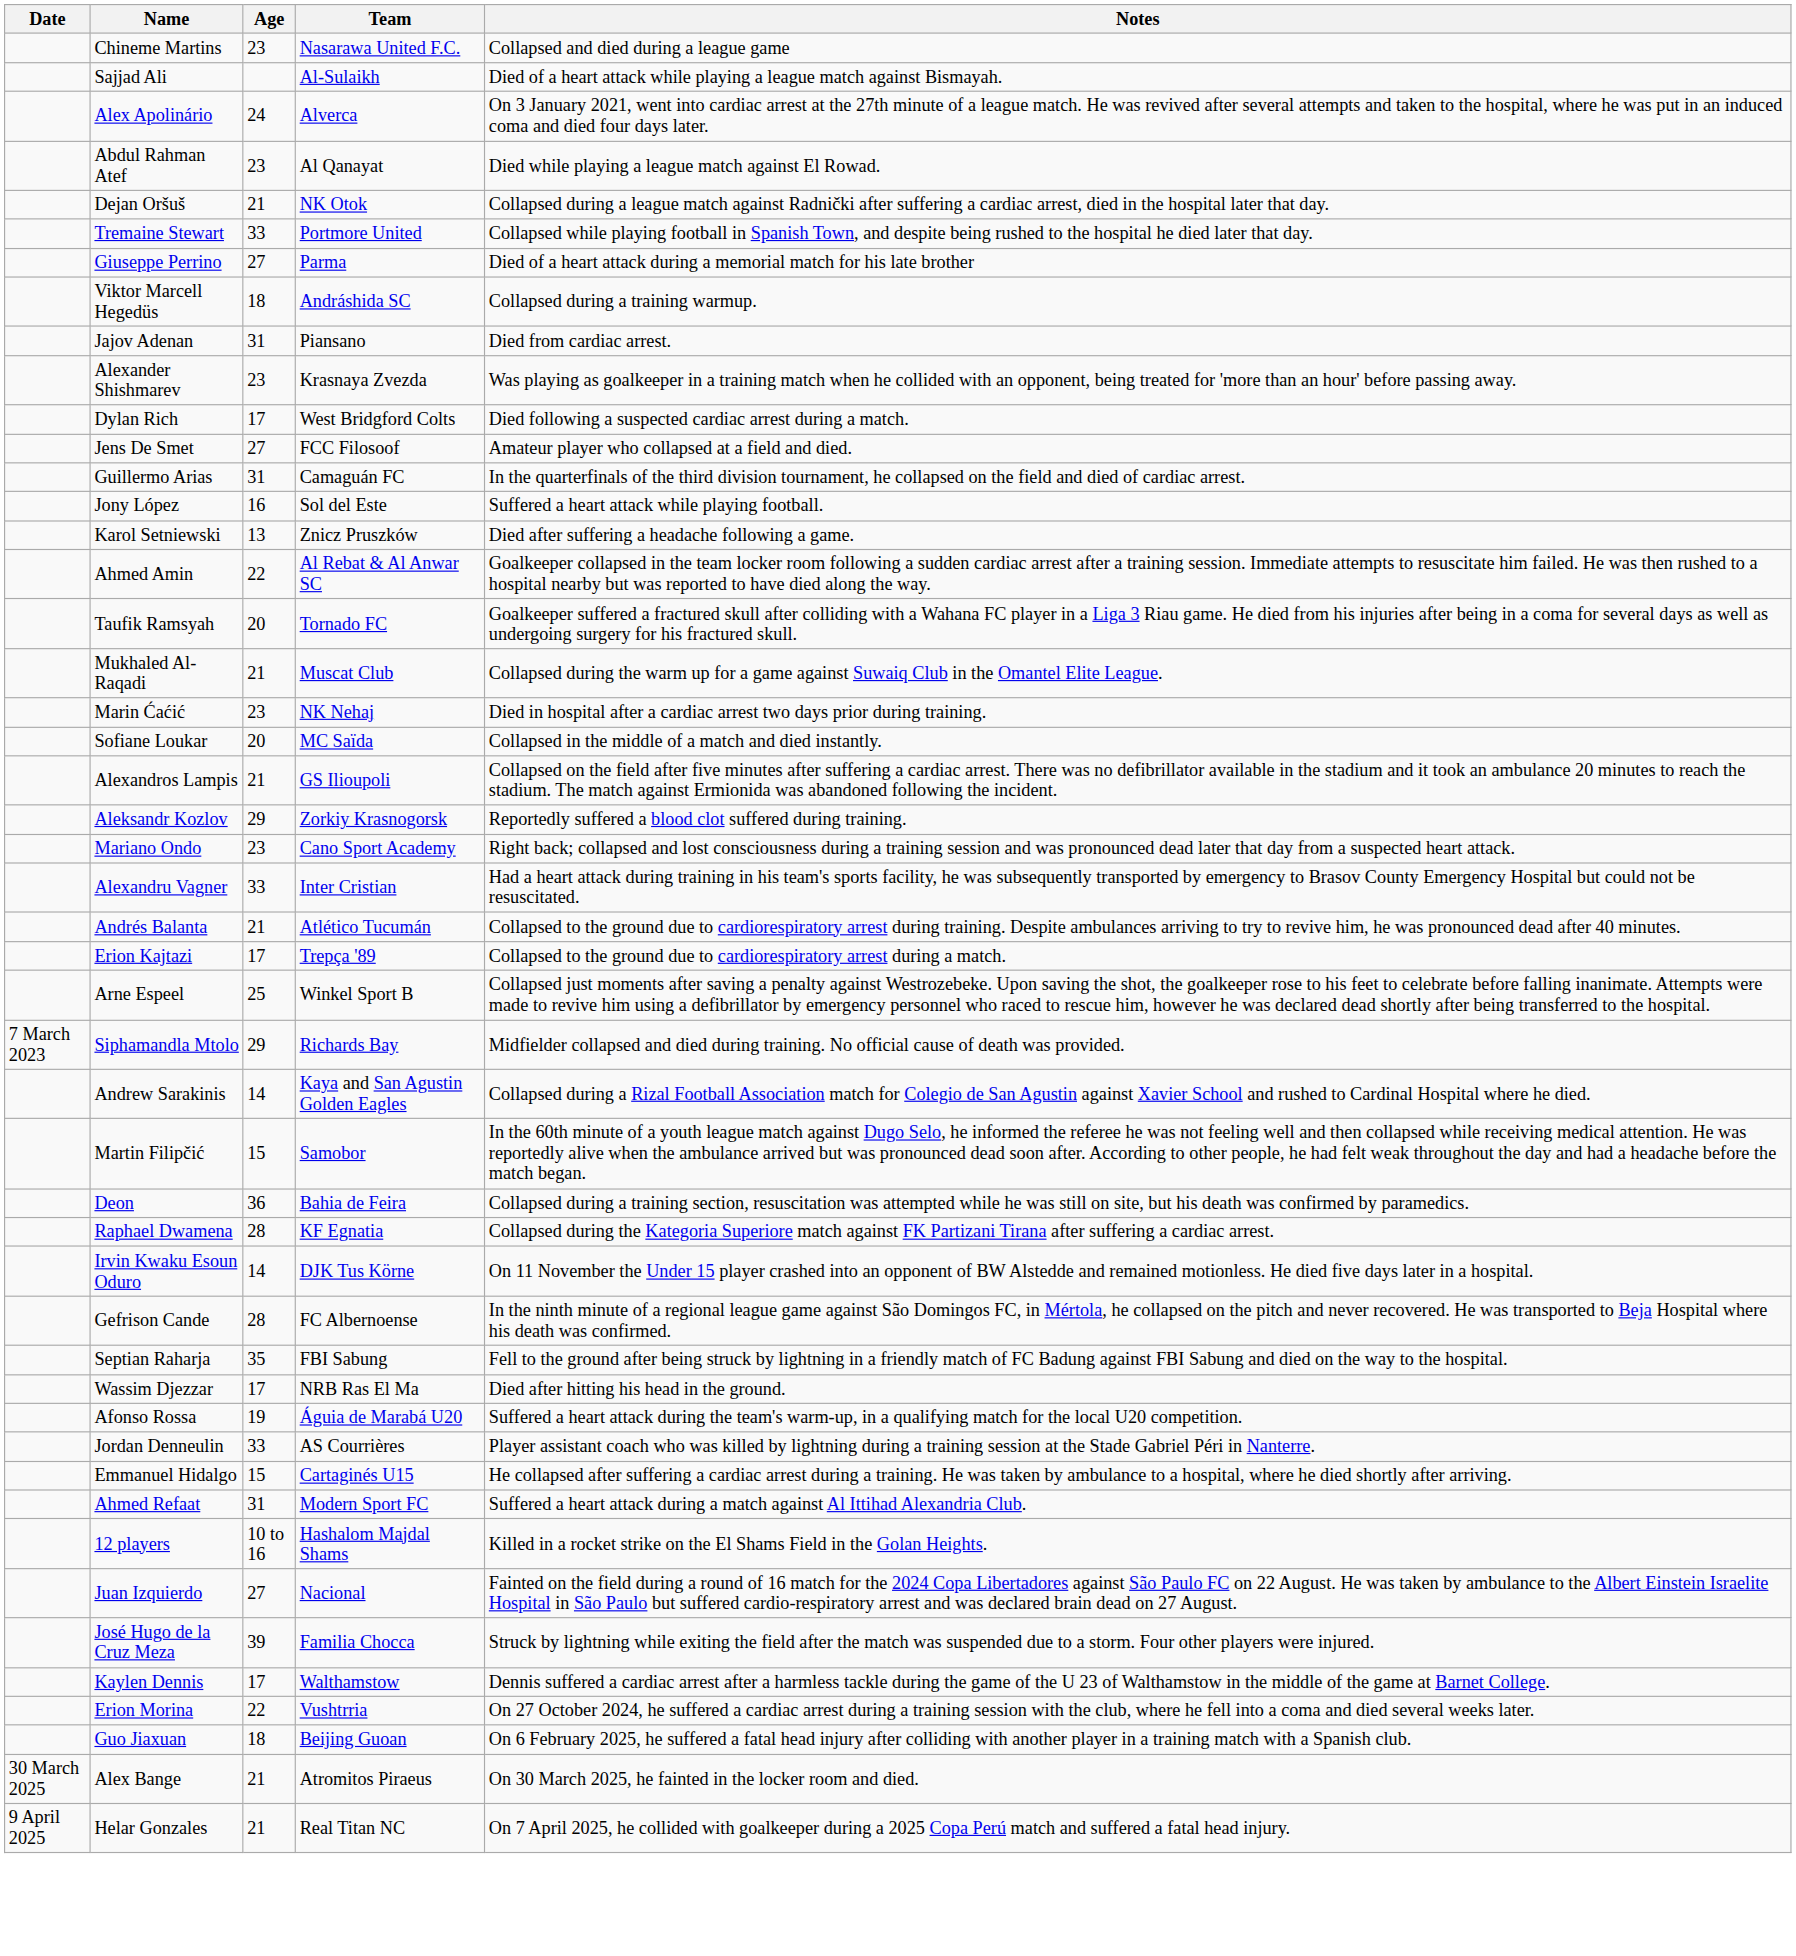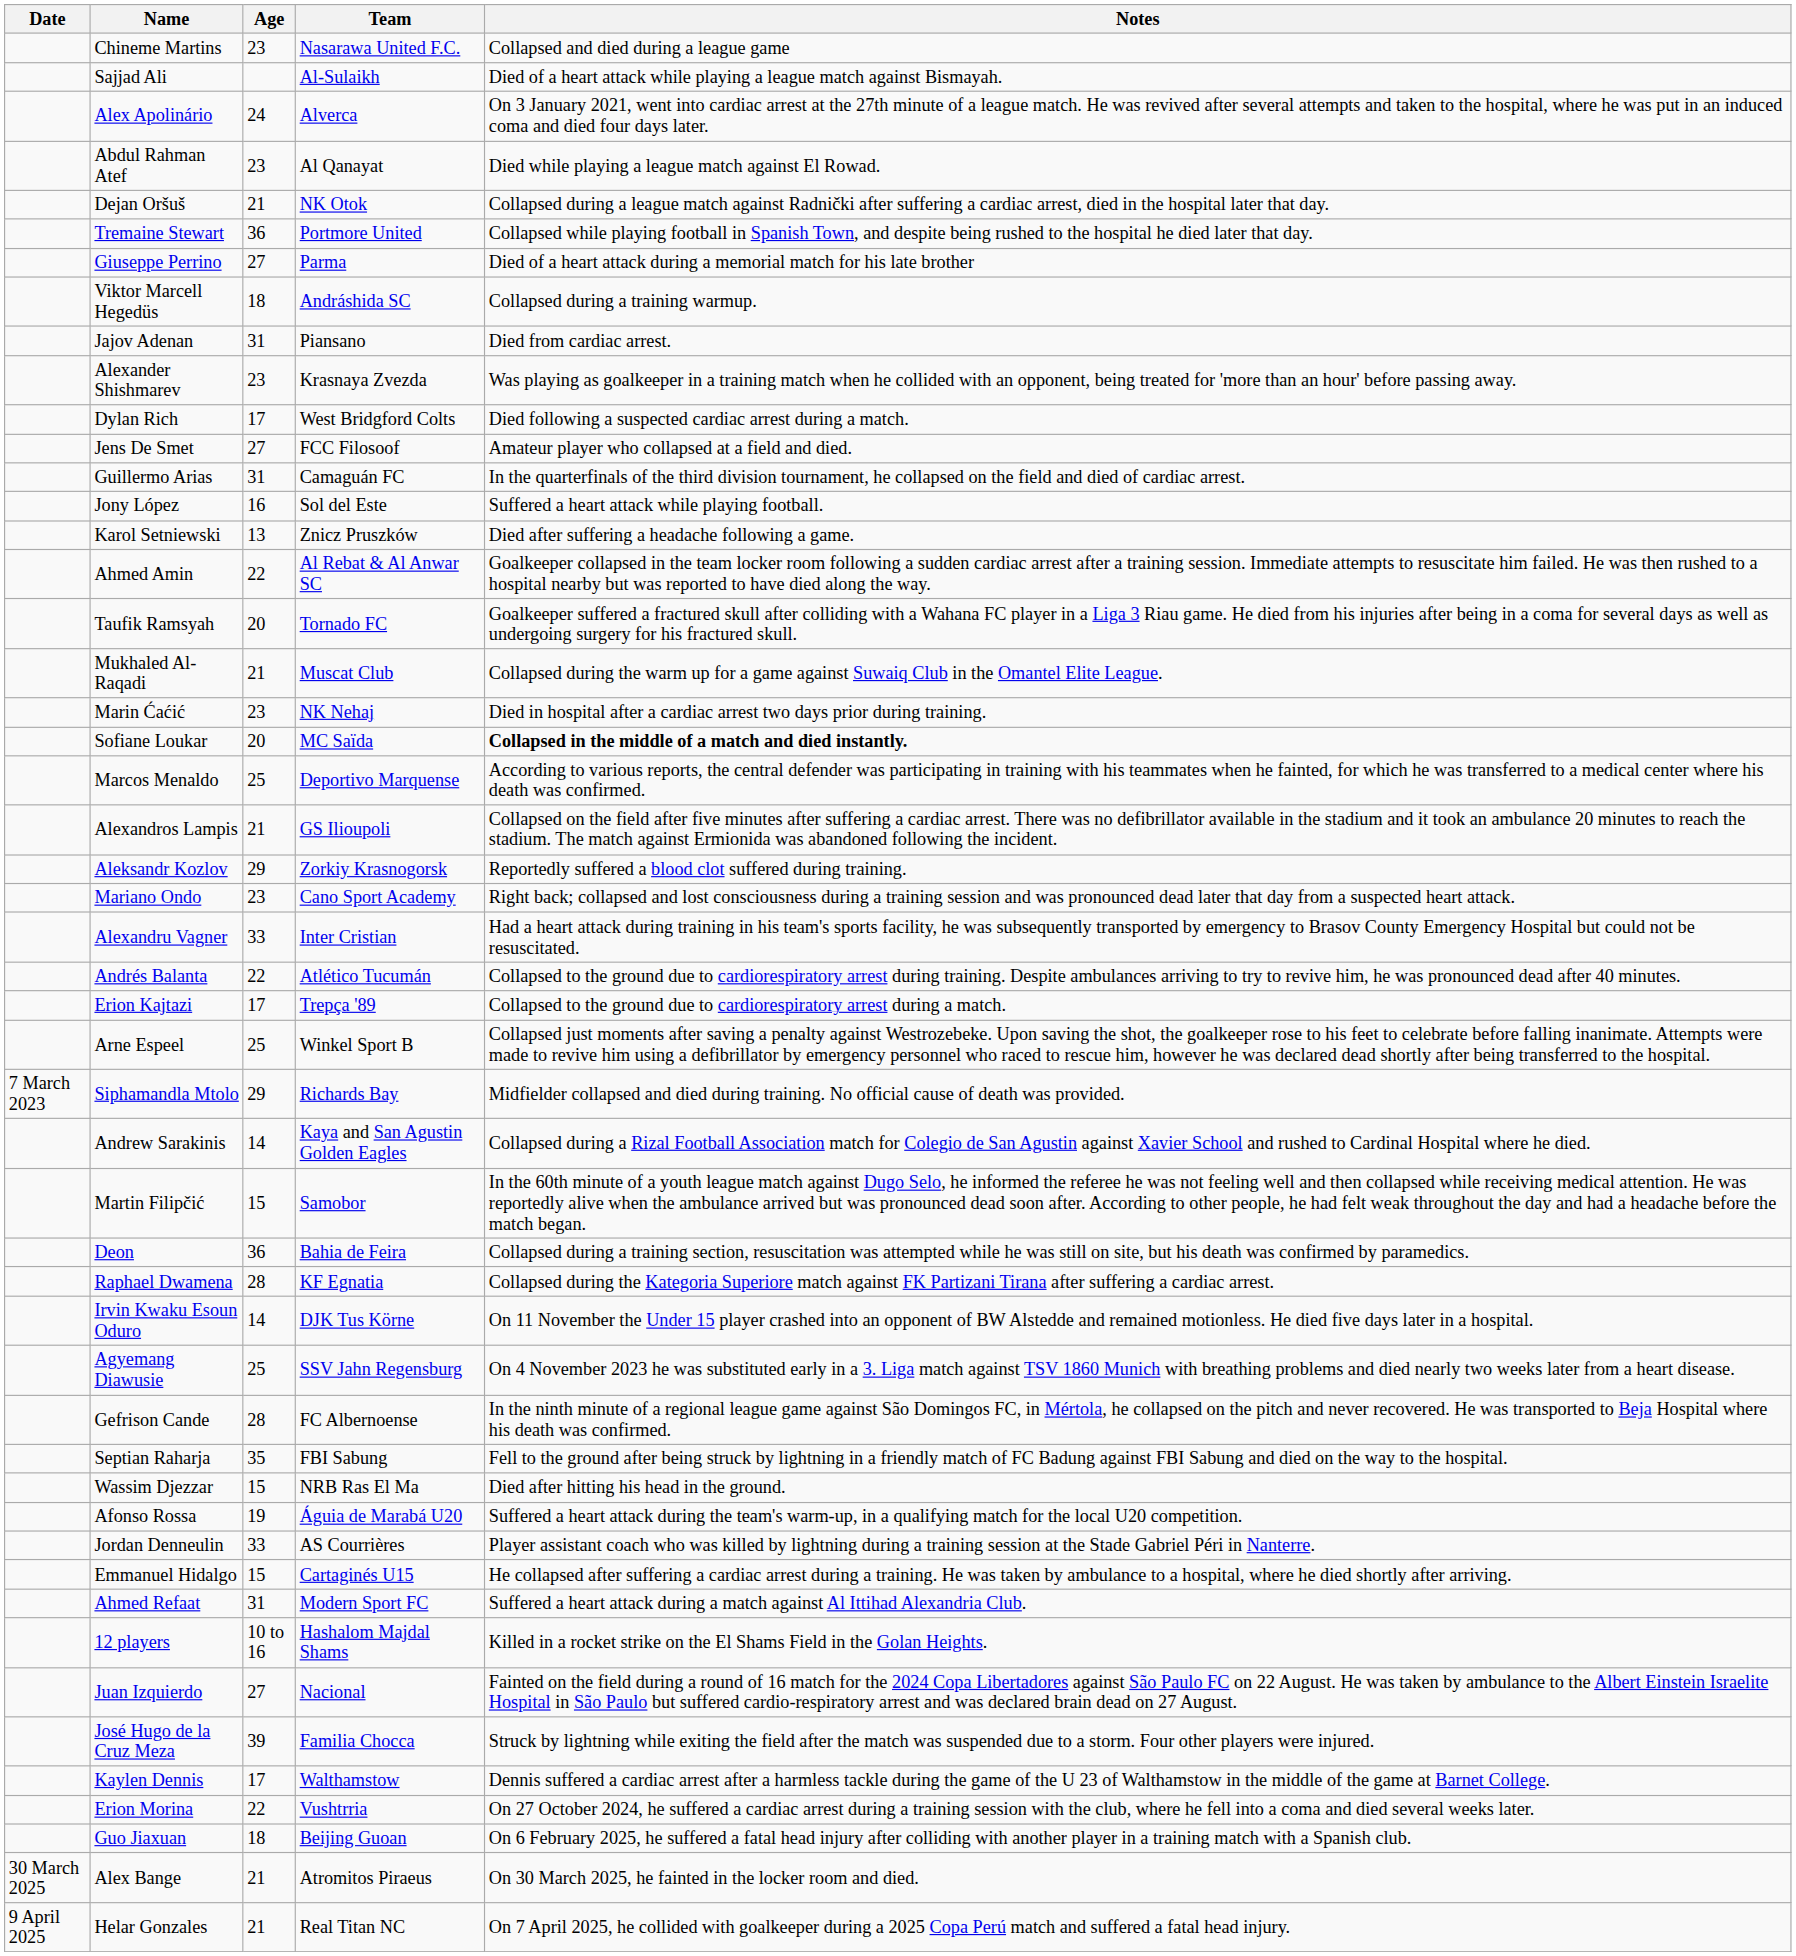(256, 233) 33 -> (256, 233) 36
(685, 741) normal -> (698, 741) bold
+ row: (156, 780)
(256, 926) 21 -> (256, 976) 22
+ row: (134, 1370)
(256, 1388) 17 -> (256, 1487) 15
